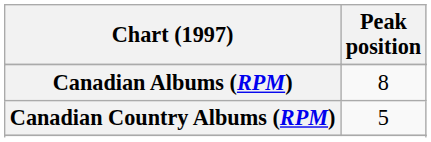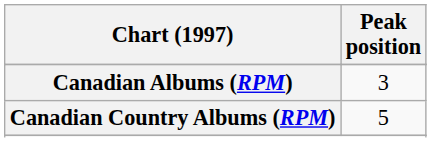(383, 82) 8 -> (383, 82) 3
